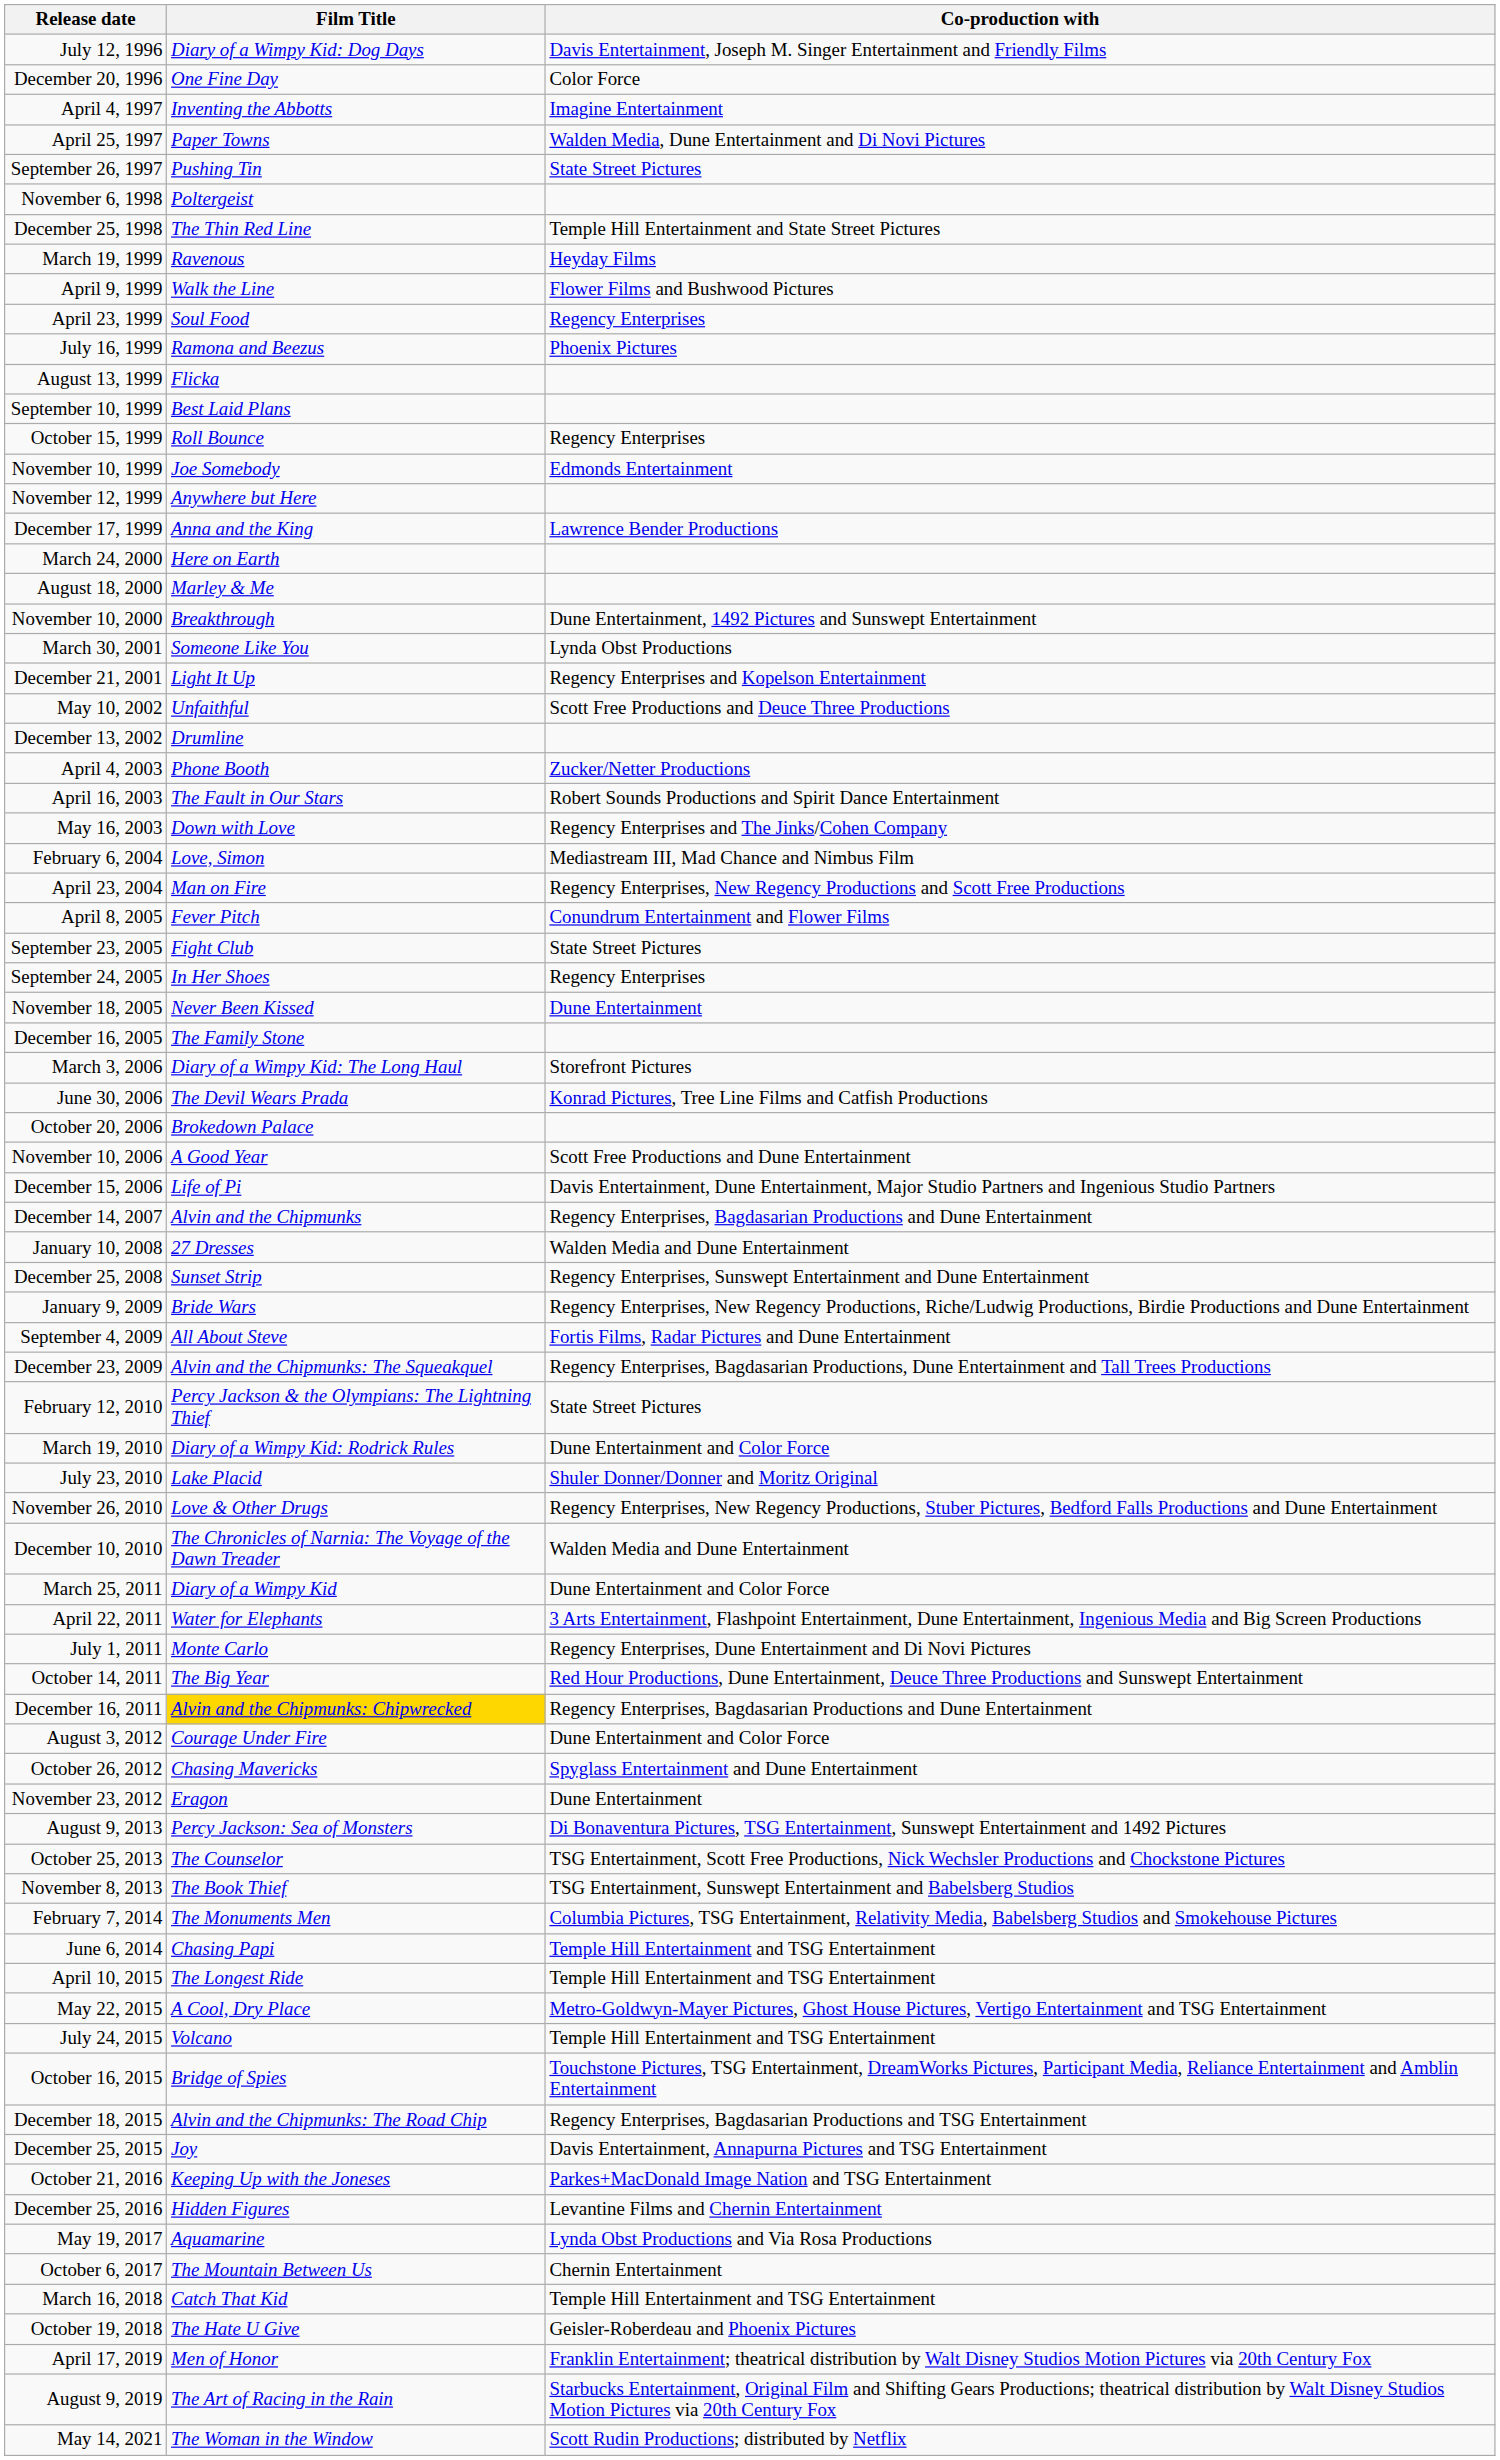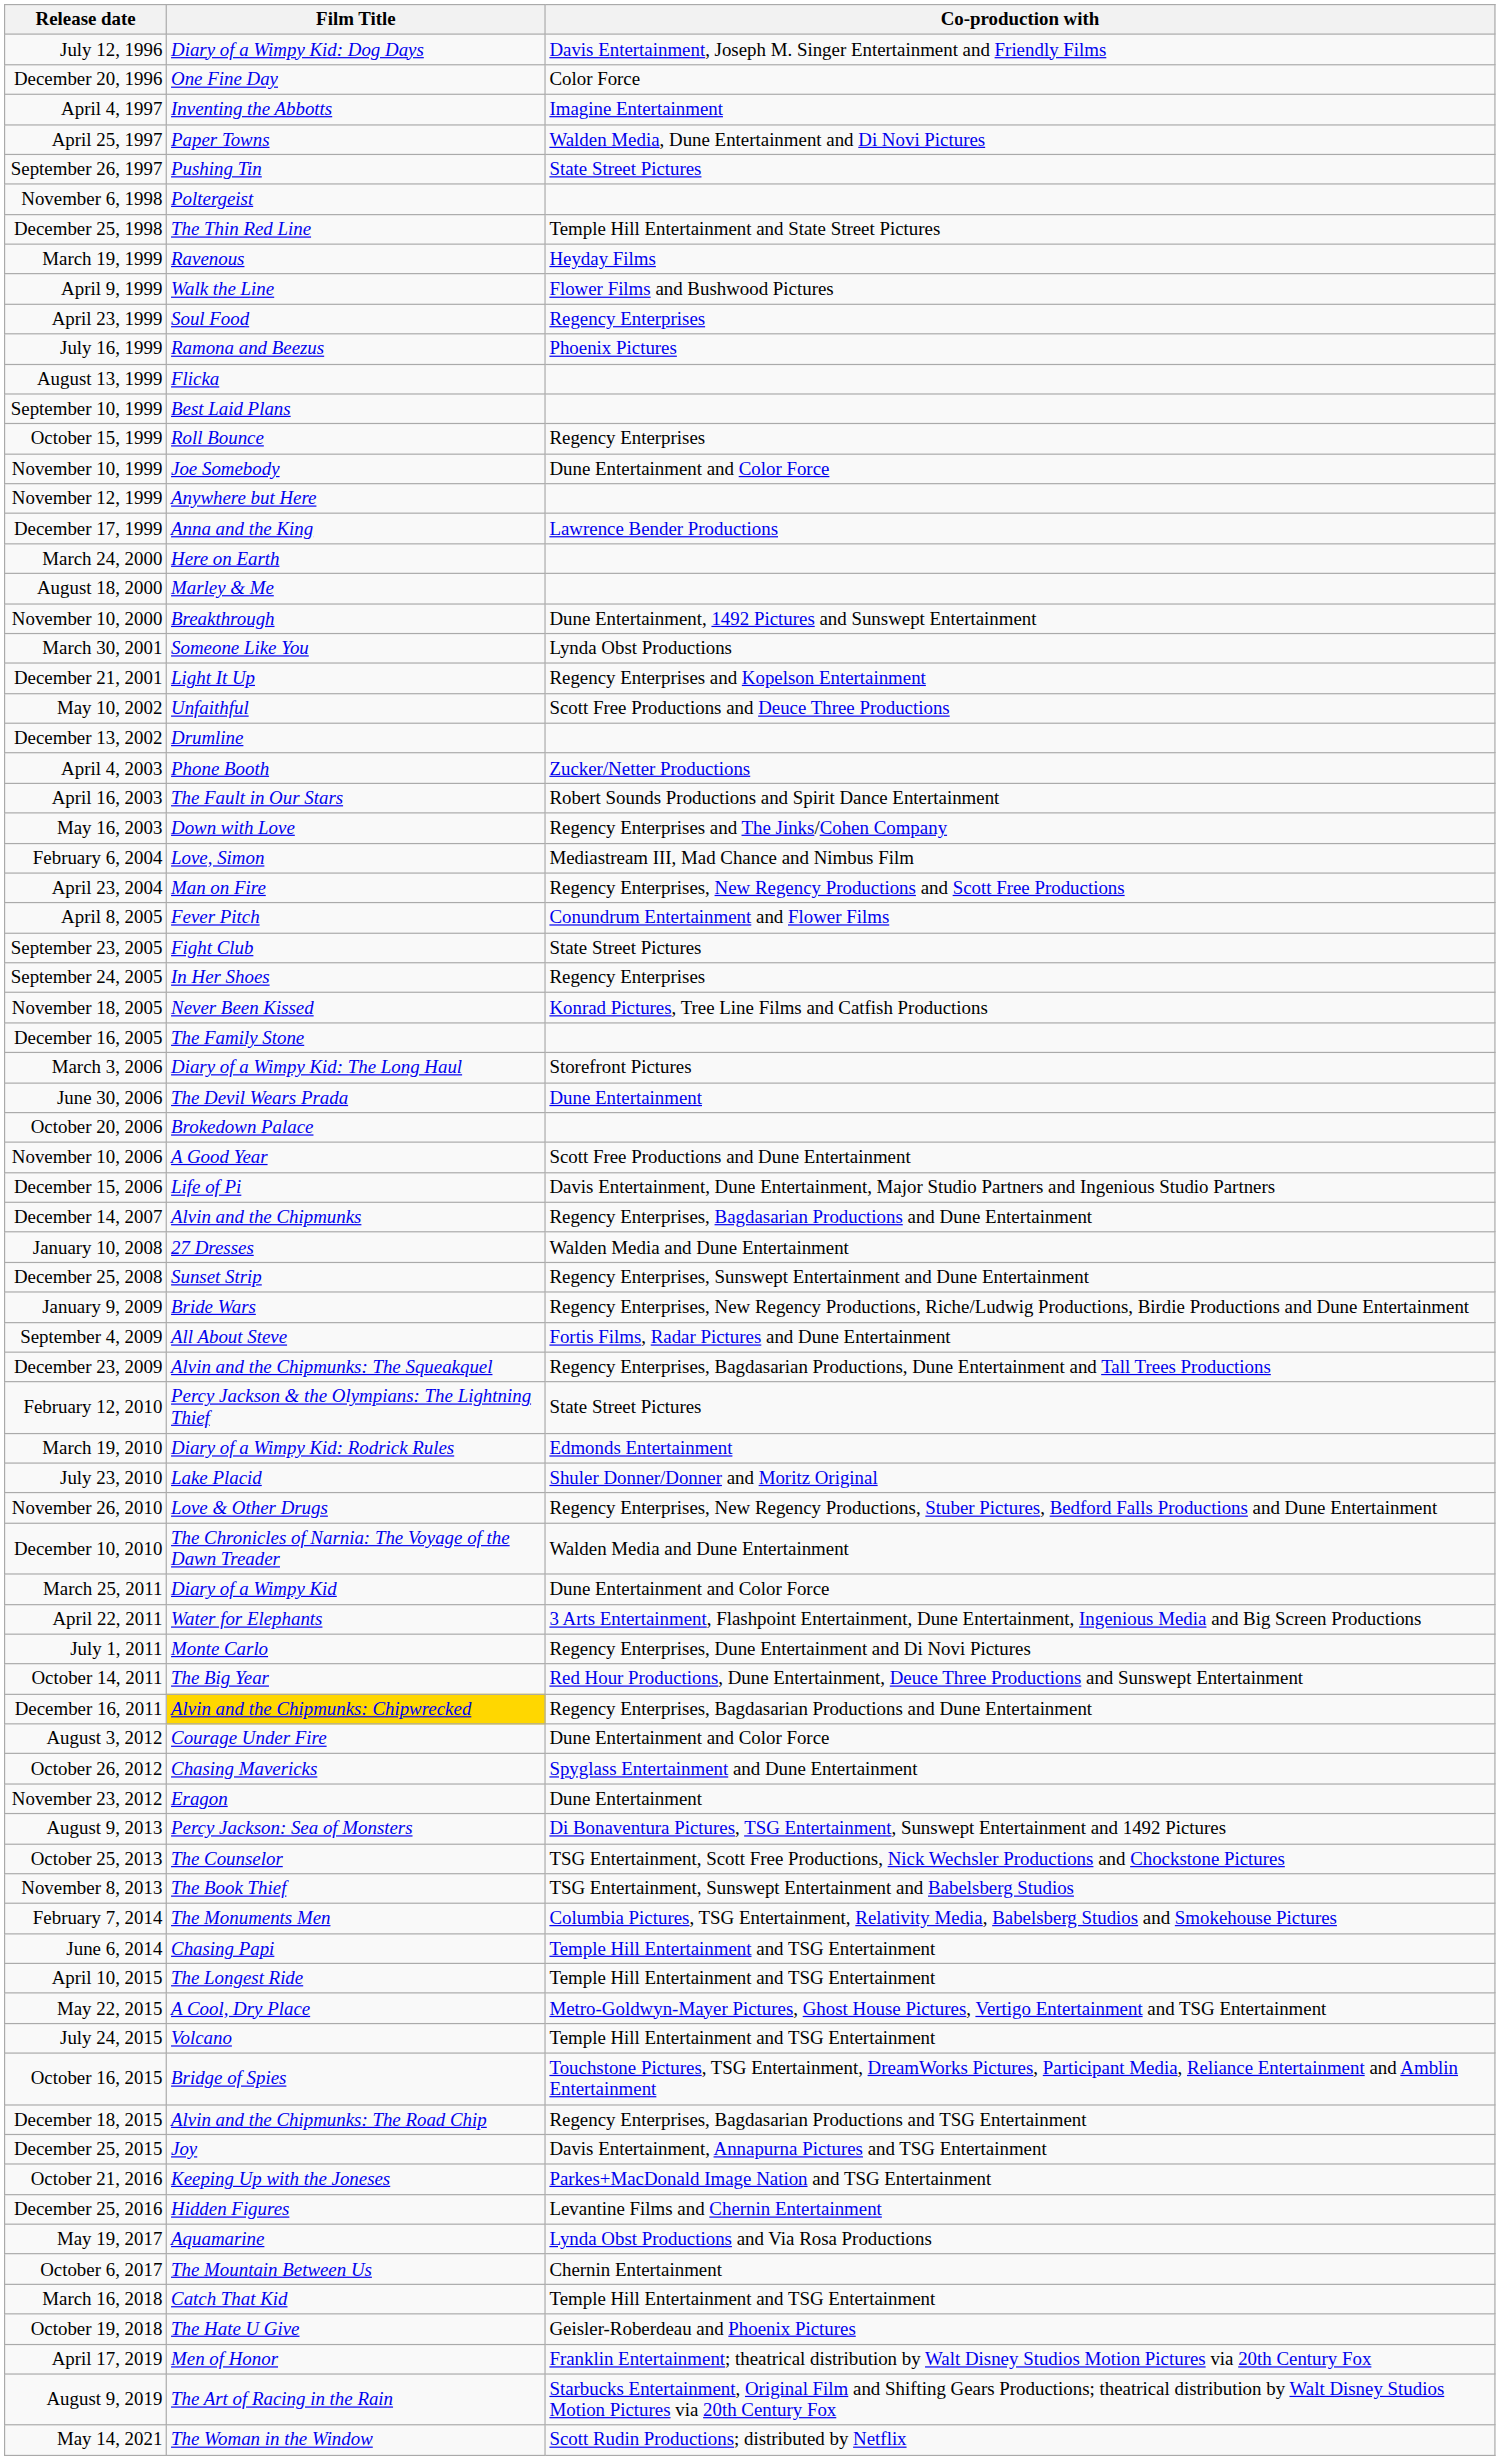(641, 468) Edmonds Entertainment -> (689, 468) Dune Entertainment and Color Force
(626, 1007) Dune Entertainment -> (769, 1007) Konrad Pictures, Tree Line Films and Catfish Productions
(769, 1097) Konrad Pictures, Tree Line Films and Catfish Productions -> (626, 1097) Dune Entertainment
(689, 1448) Dune Entertainment and Color Force -> (641, 1448) Edmonds Entertainment
